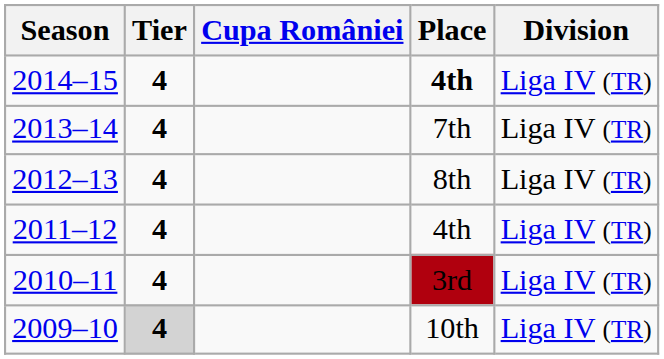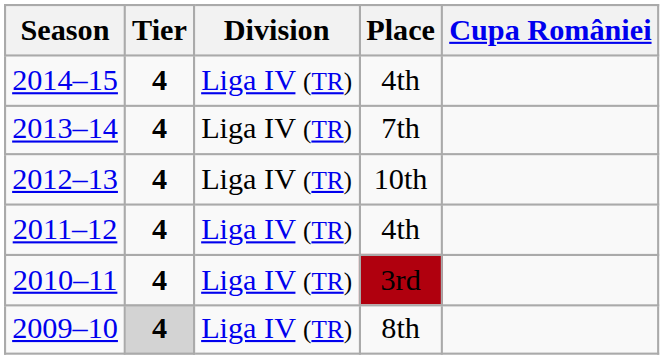columns swapped: (576, 29) <-> (302, 29)
(452, 79) bold -> (401, 79) normal
(452, 179) 8th -> (401, 179) 10th
(452, 329) 10th -> (401, 329) 8th
